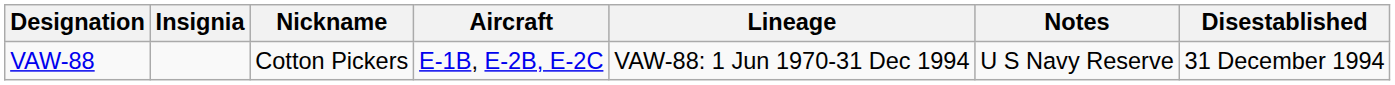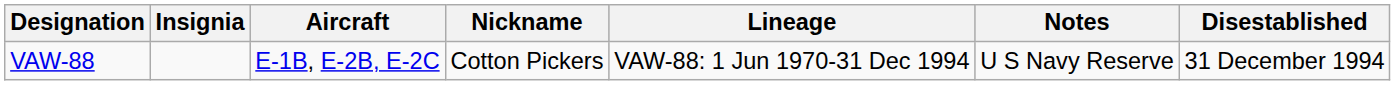columns swapped: (332, 23) <-> (511, 23)
